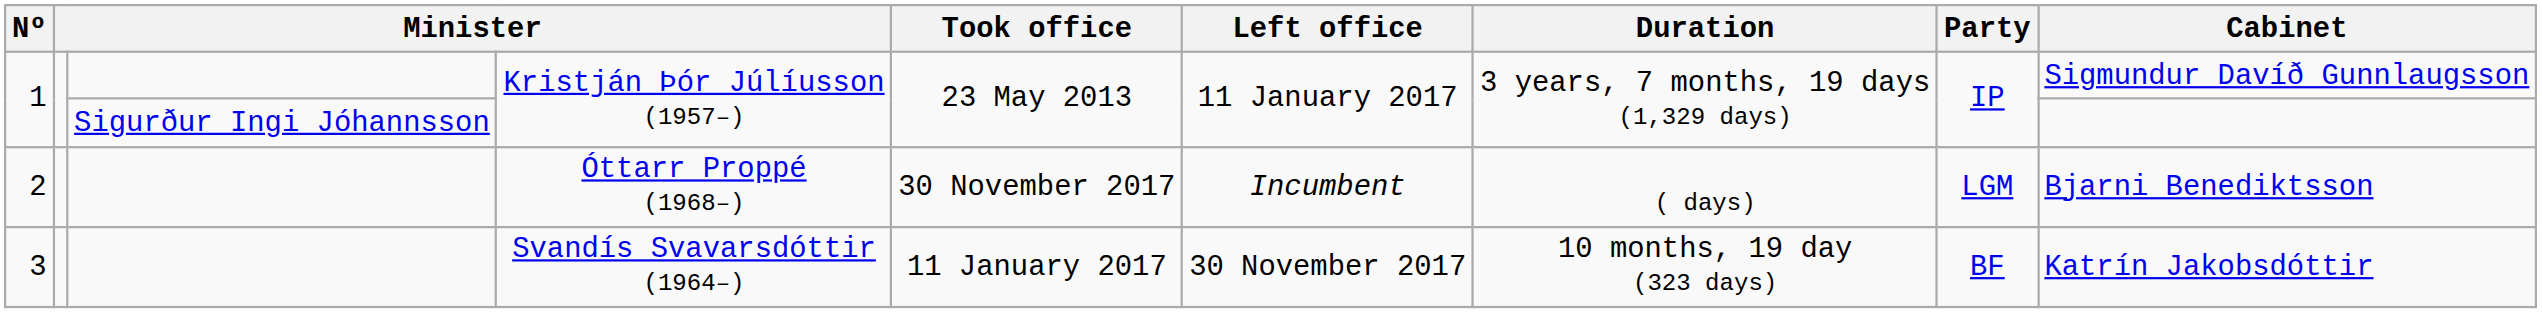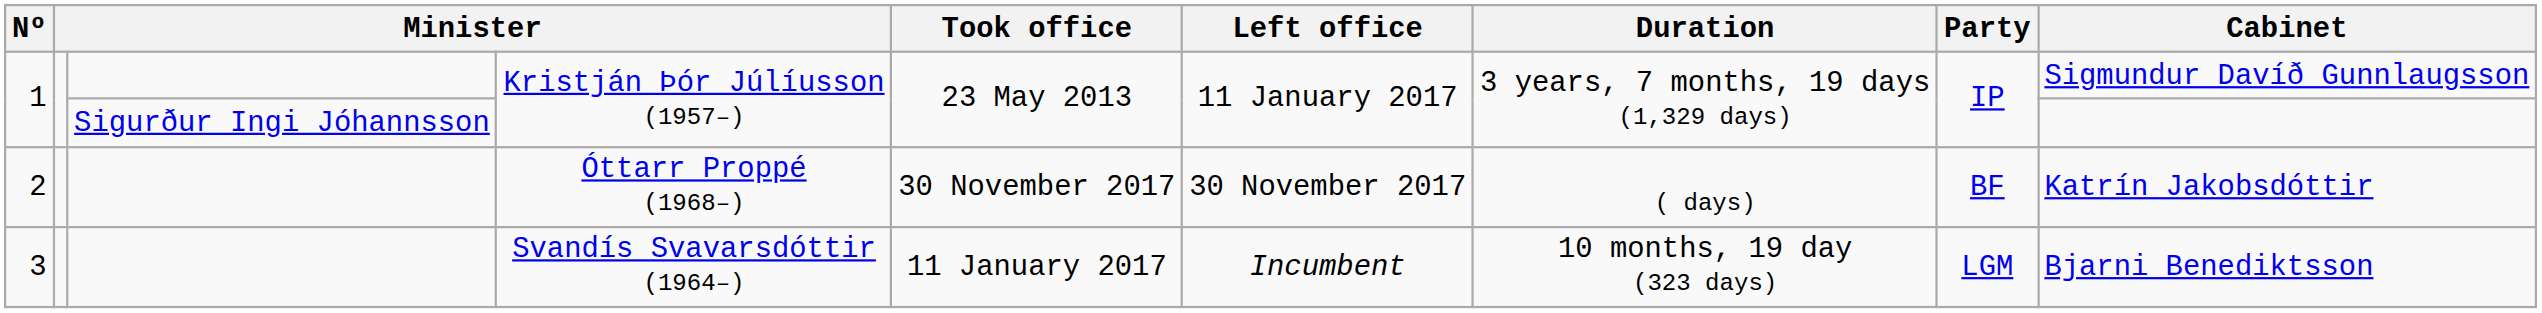(1328, 186) Incumbent -> (1328, 186) 30 November 2017
(1987, 186) LGM -> (1987, 186) BF
(2209, 186) Bjarni Benediktsson -> (2209, 186) Katrín Jakobsdóttir
(1328, 267) 30 November 2017 -> (1328, 267) Incumbent
(1987, 267) BF -> (1987, 267) LGM
(2209, 267) Katrín Jakobsdóttir -> (2209, 267) Bjarni Benediktsson
